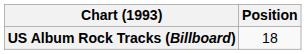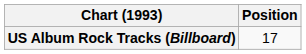(270, 37) 18 -> (270, 37) 17
